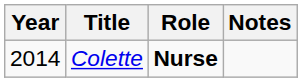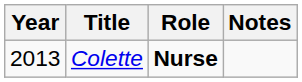(35, 58) 2014 -> (35, 58) 2013
